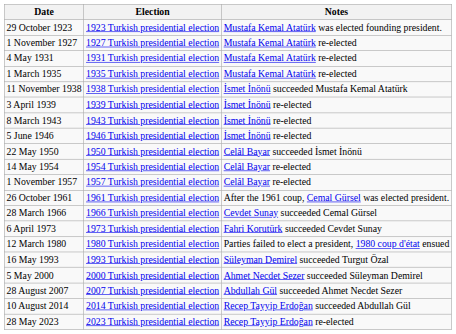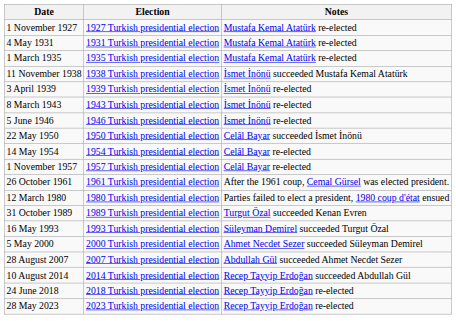- row: (39, 27)
- row: (36, 213)
- row: (31, 228)
+ row: (39, 213)
+ row: (33, 290)
